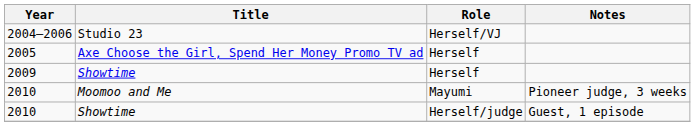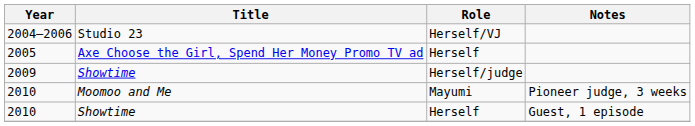(454, 73) Herself -> (476, 73) Herself/judge
(476, 112) Herself/judge -> (454, 112) Herself
